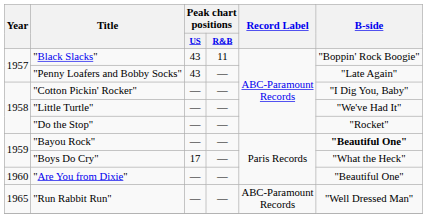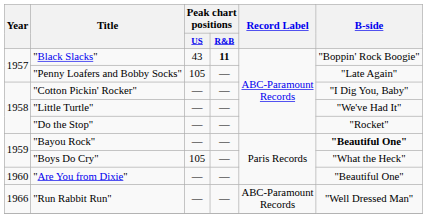(222, 57) normal -> (224, 57) bold
(195, 74) 43 -> (197, 74) 105
(195, 159) 17 -> (197, 159) 105
(18, 199) 1965 -> (18, 199) 1966
